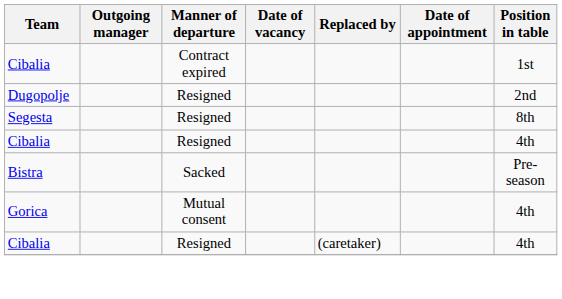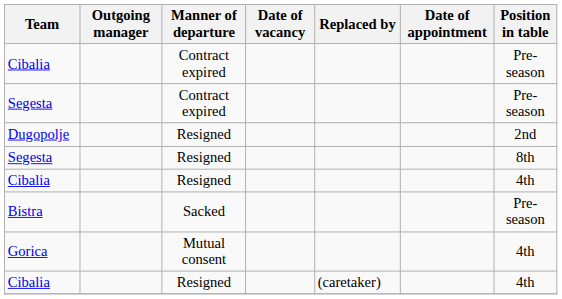(525, 63) 1st -> (525, 63) Pre-season
+ row: (30, 103)
